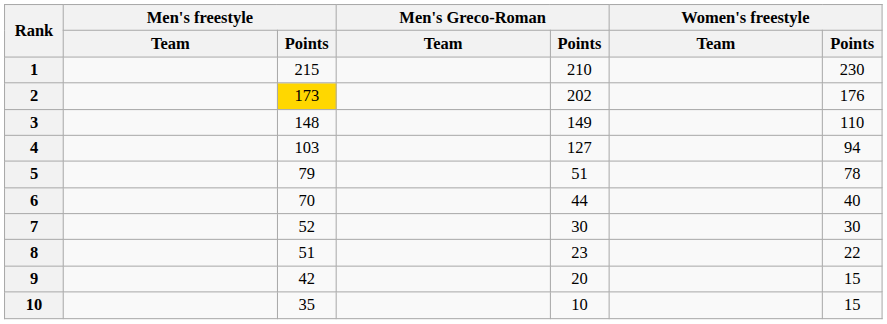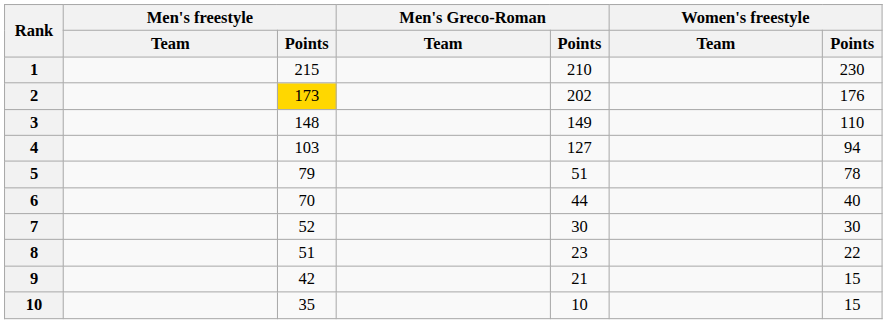(579, 278) 20 -> (579, 278) 21
